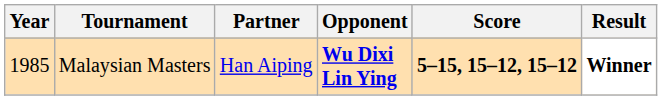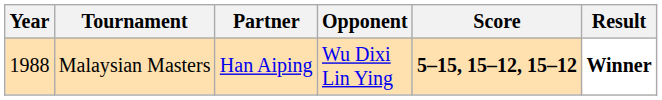(29, 66) 1985 -> (29, 66) 1988
(359, 66) bold -> (357, 66) normal
